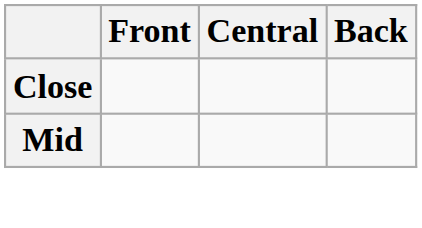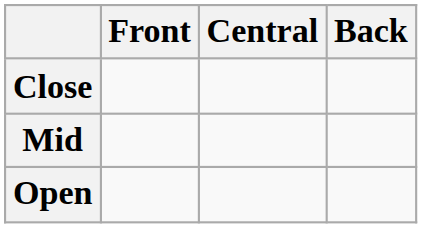+ row: (53, 193)
